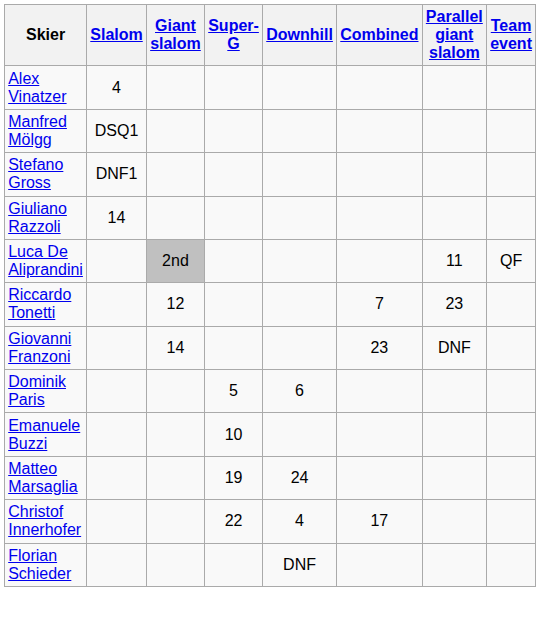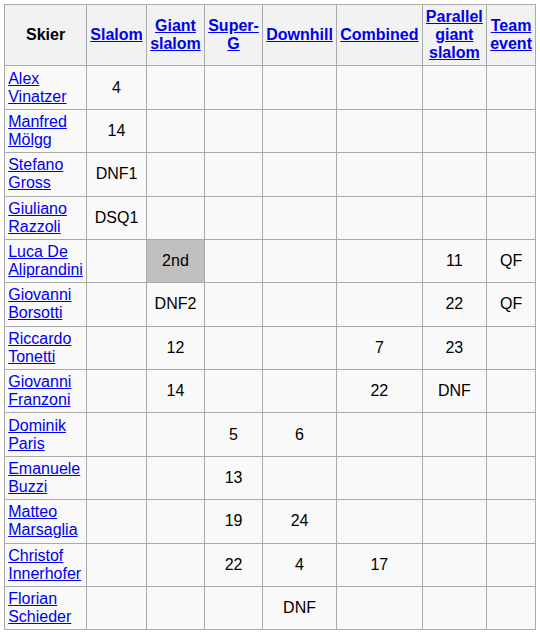(117, 130) DSQ1 -> (117, 130) 14
(117, 217) 14 -> (117, 217) DSQ1
+ row: (40, 304)
(379, 347) 23 -> (379, 391) 22
(234, 434) 10 -> (234, 477) 13
